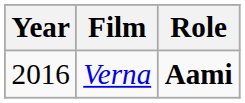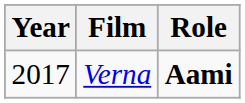(41, 73) 2016 -> (41, 73) 2017
